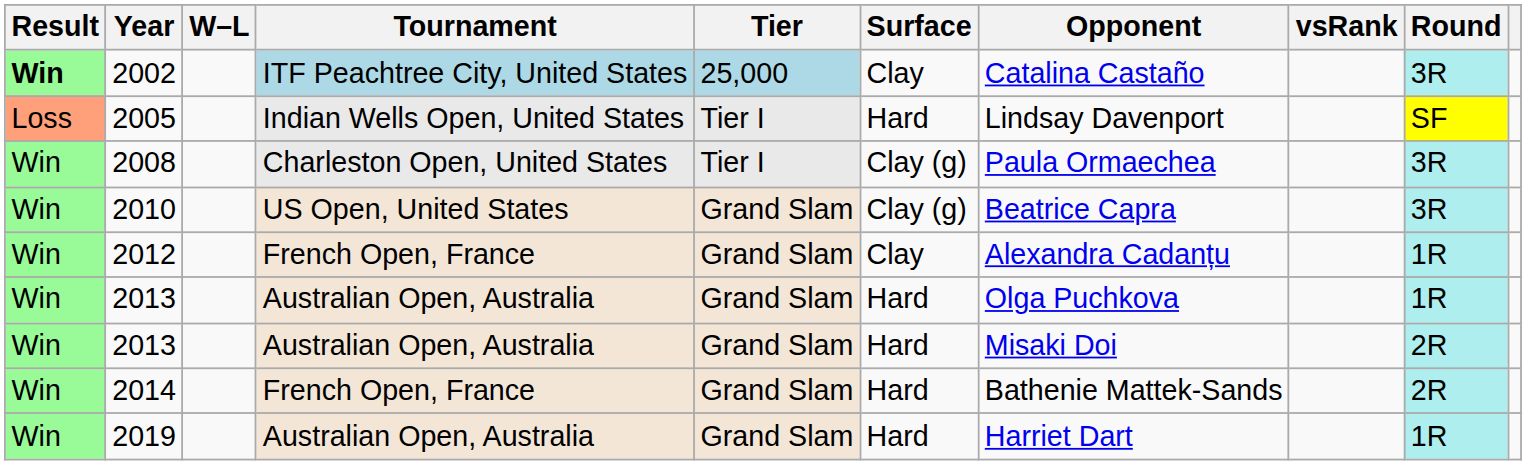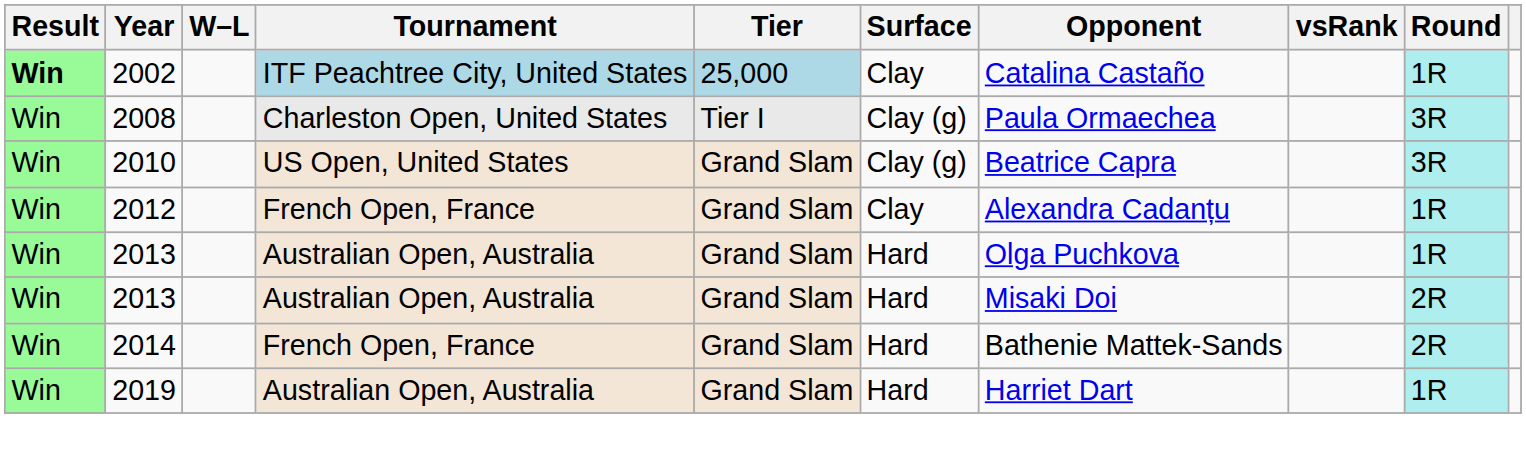(1429, 72) 3R -> (1429, 72) 1R
- row: (144, 118)
